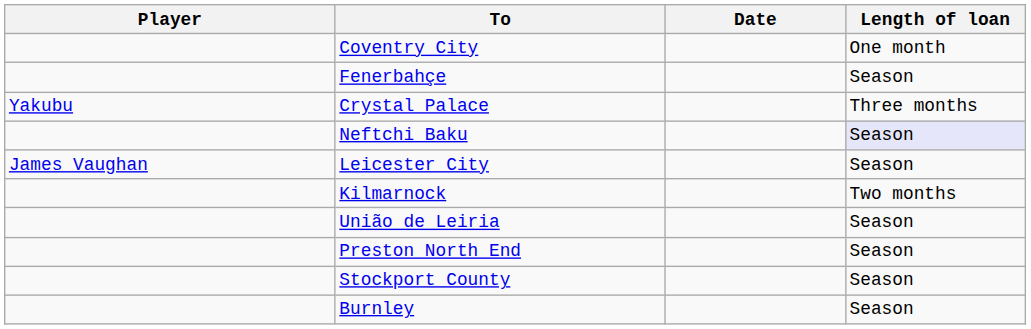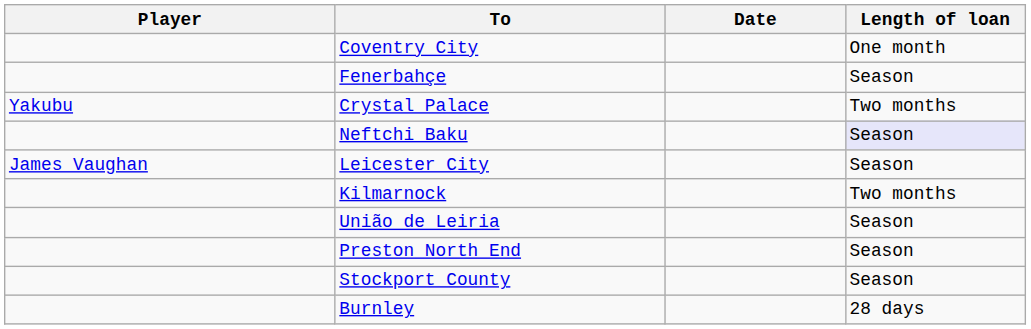(914, 106) Three months -> (903, 106) Two months
(882, 309) Season -> (887, 309) 28 days
